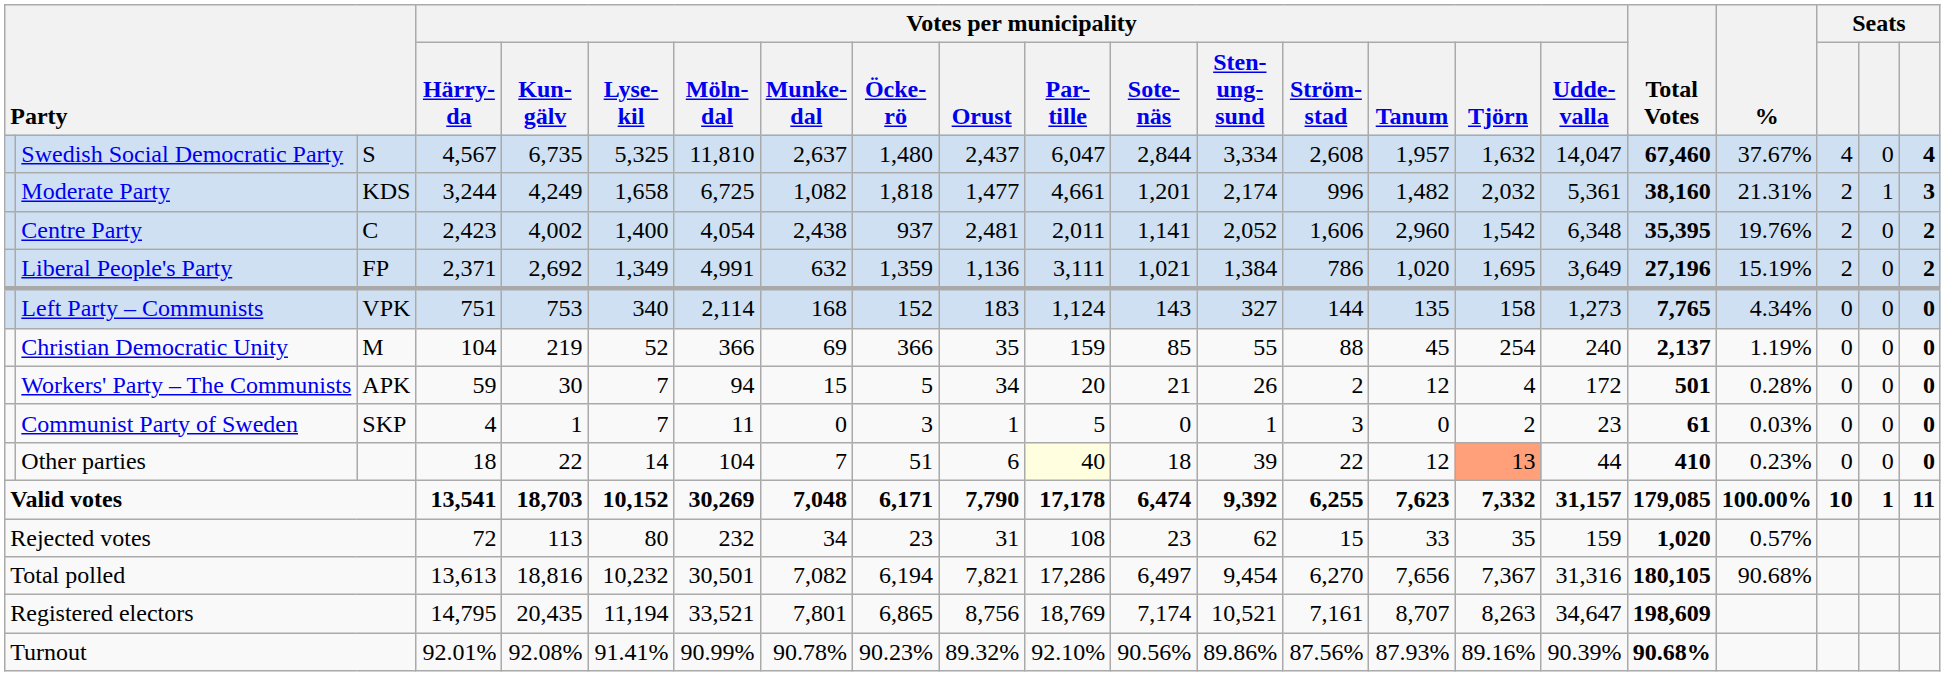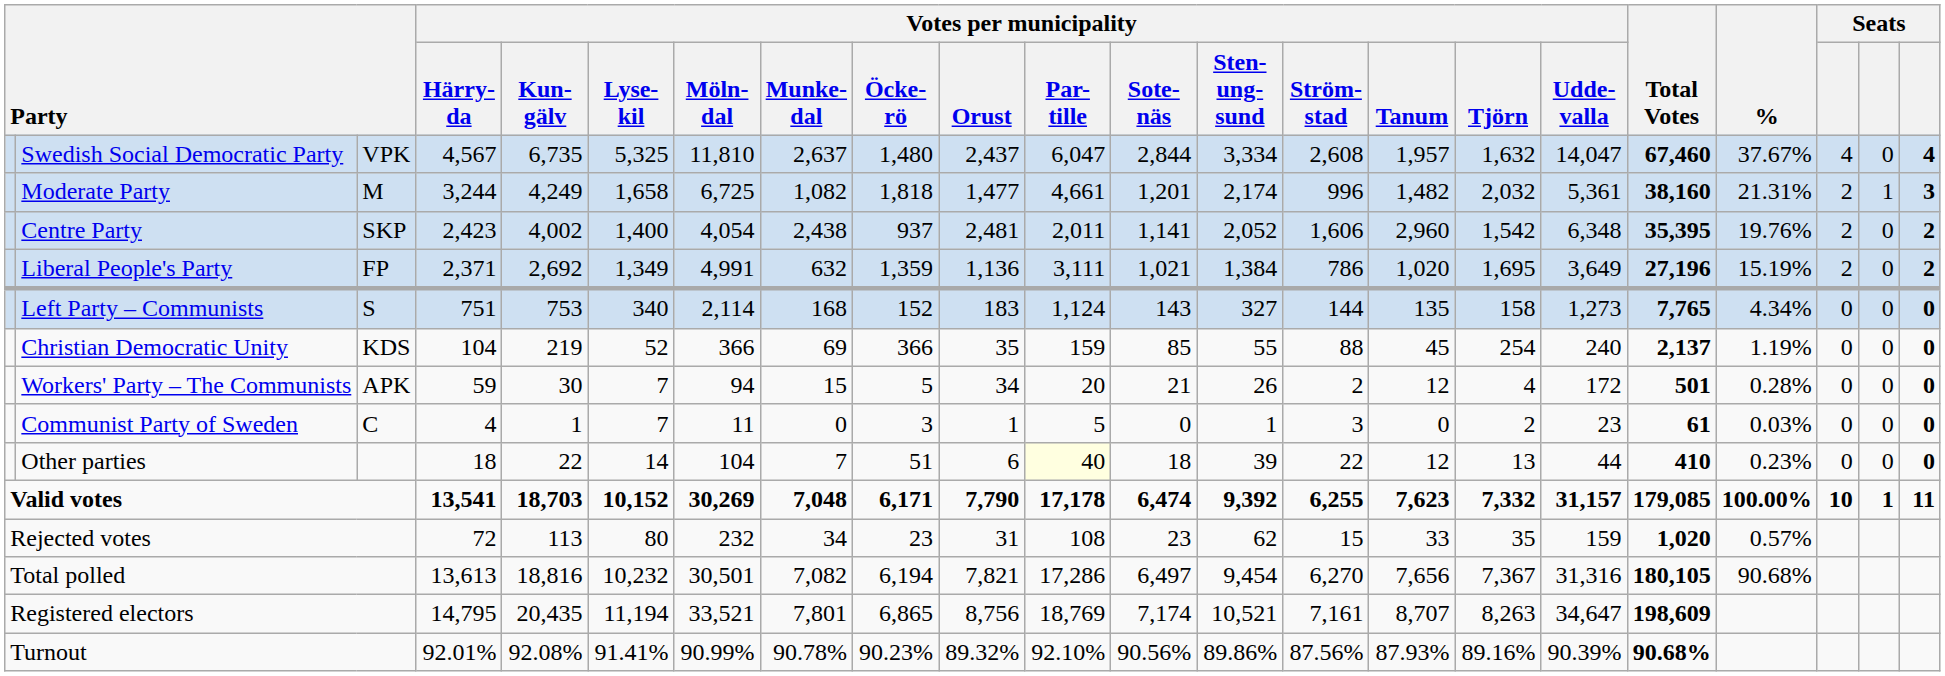(369, 153) S -> (386, 153) VPK
(386, 191) KDS -> (373, 191) M
(370, 229) C -> (384, 229) SKP
(386, 308) VPK -> (369, 308) S
(373, 346) M -> (386, 346) KDS
(384, 423) SKP -> (370, 423) C
(1524, 461) lightsalmon background -> (1524, 461) no background
